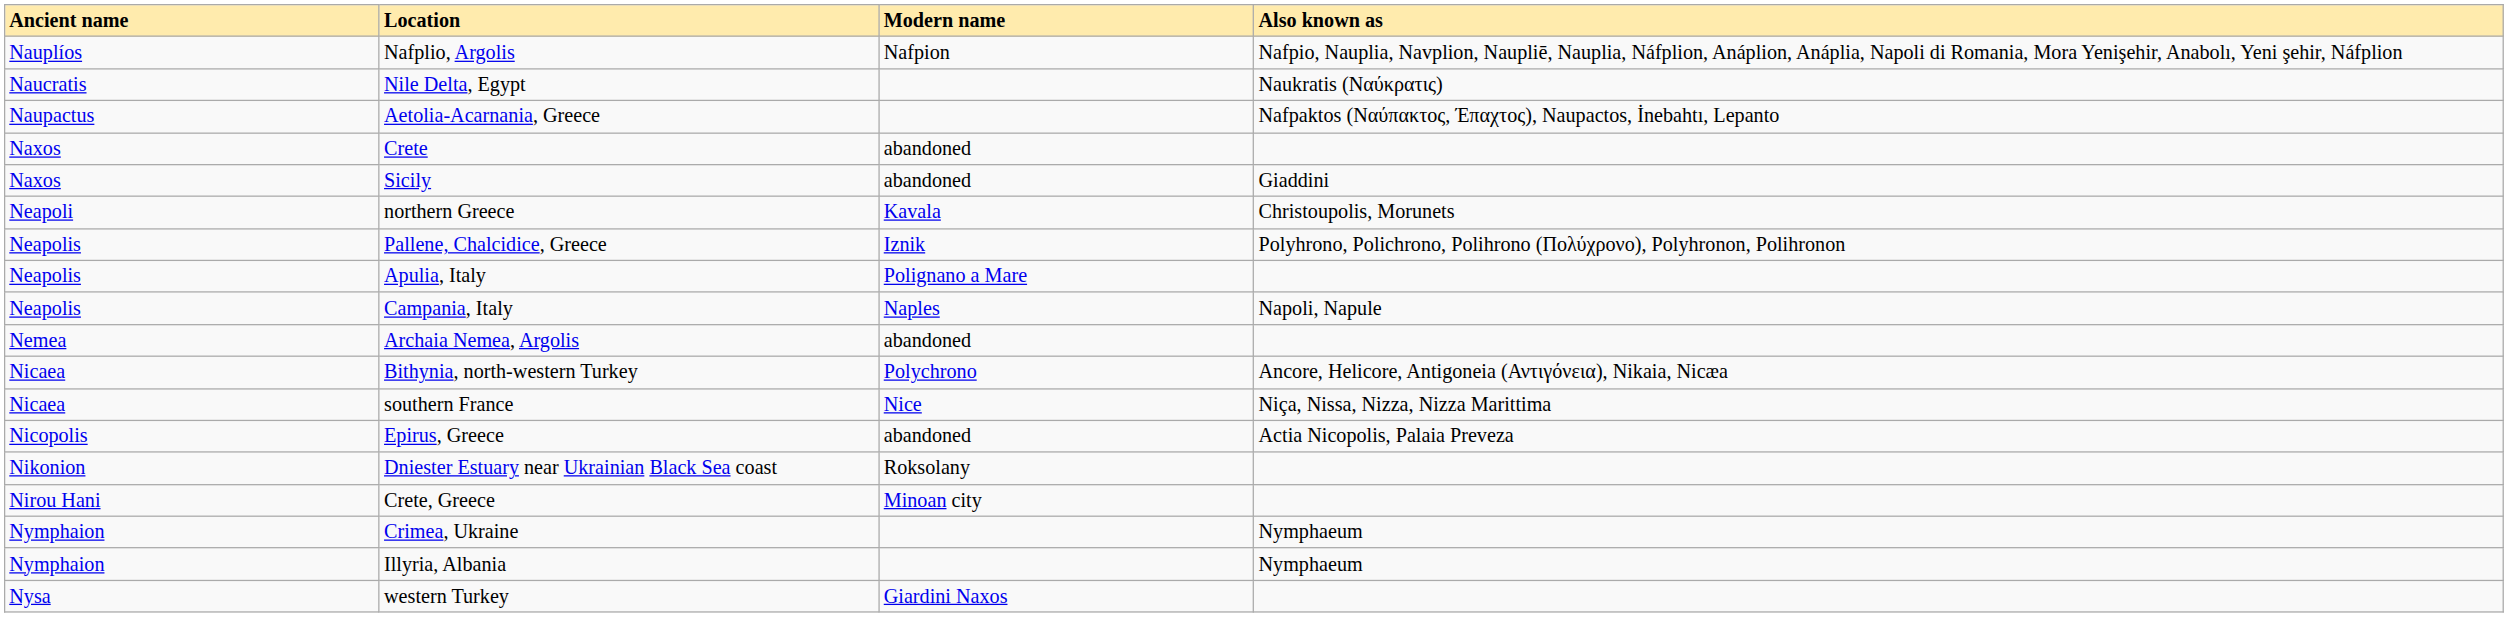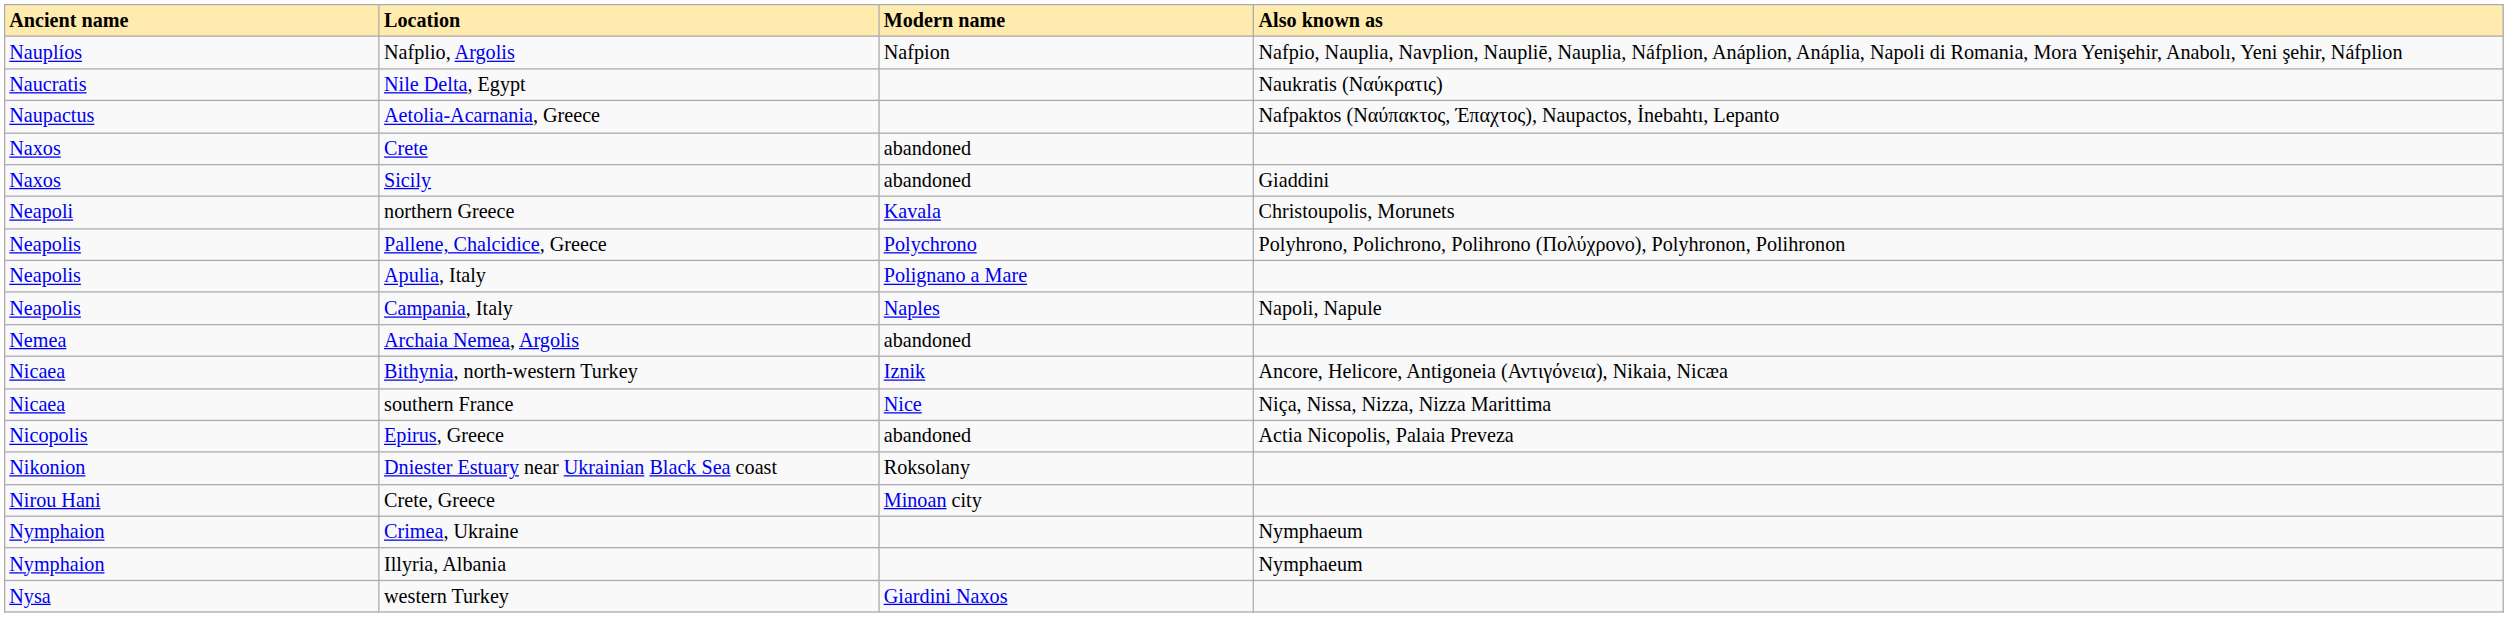(904, 244) Iznik -> (930, 244) Polychrono
(930, 372) Polychrono -> (904, 372) Iznik
